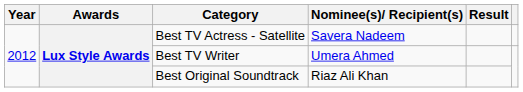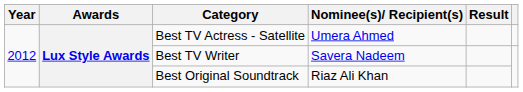(358, 35) Savera Nadeem -> (352, 35) Umera Ahmed
(352, 55) Umera Ahmed -> (358, 55) Savera Nadeem
